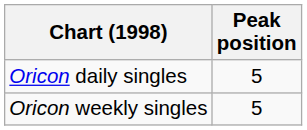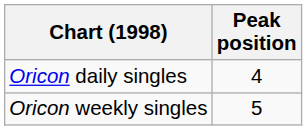(257, 76) 5 -> (257, 76) 4
